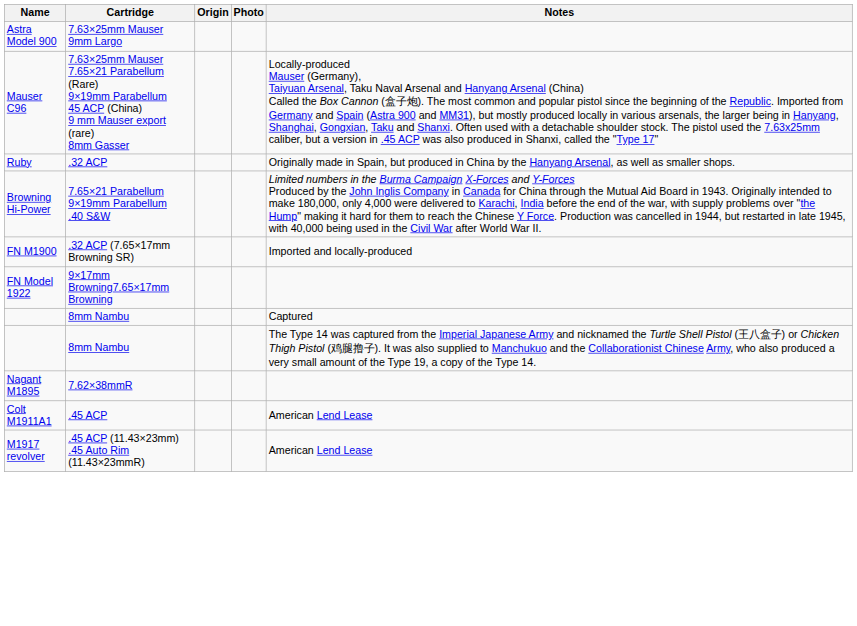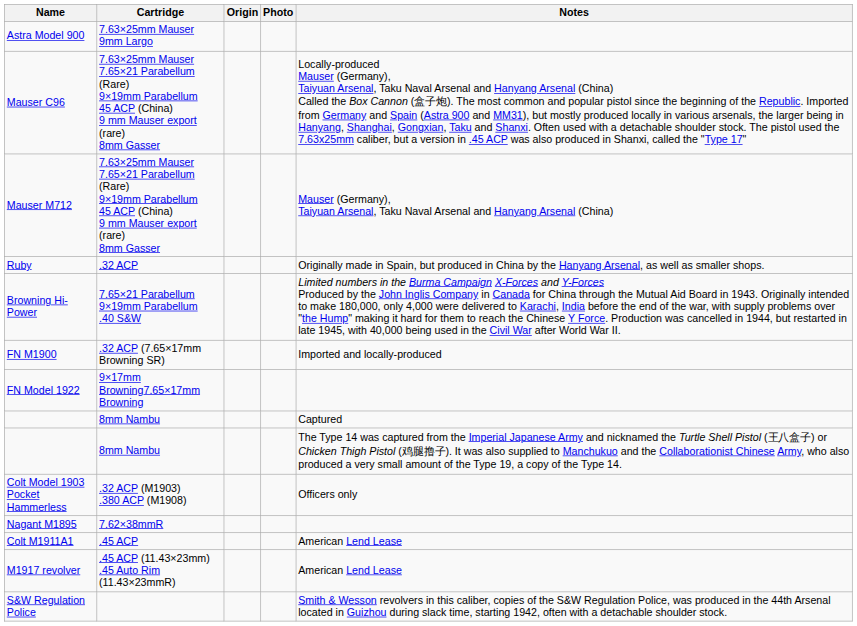+ row: (39, 205)
+ row: (46, 494)
+ row: (46, 606)
